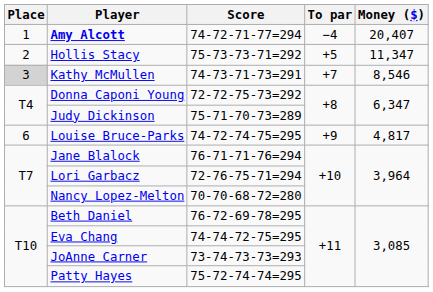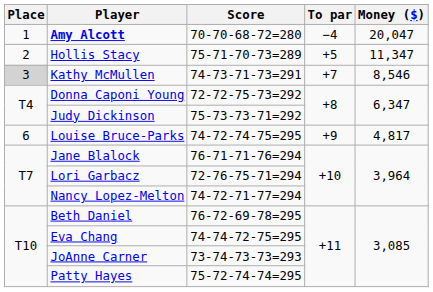(246, 35) 74-72-71-77=294 -> (246, 35) 70-70-68-72=280
(392, 35) 20,407 -> (392, 35) 20,047
(246, 55) 75-73-73-71=292 -> (246, 55) 75-71-70-73=289
(246, 115) 75-71-70-73=289 -> (246, 115) 75-73-73-71=292
(246, 196) 70-70-68-72=280 -> (246, 196) 74-72-71-77=294
